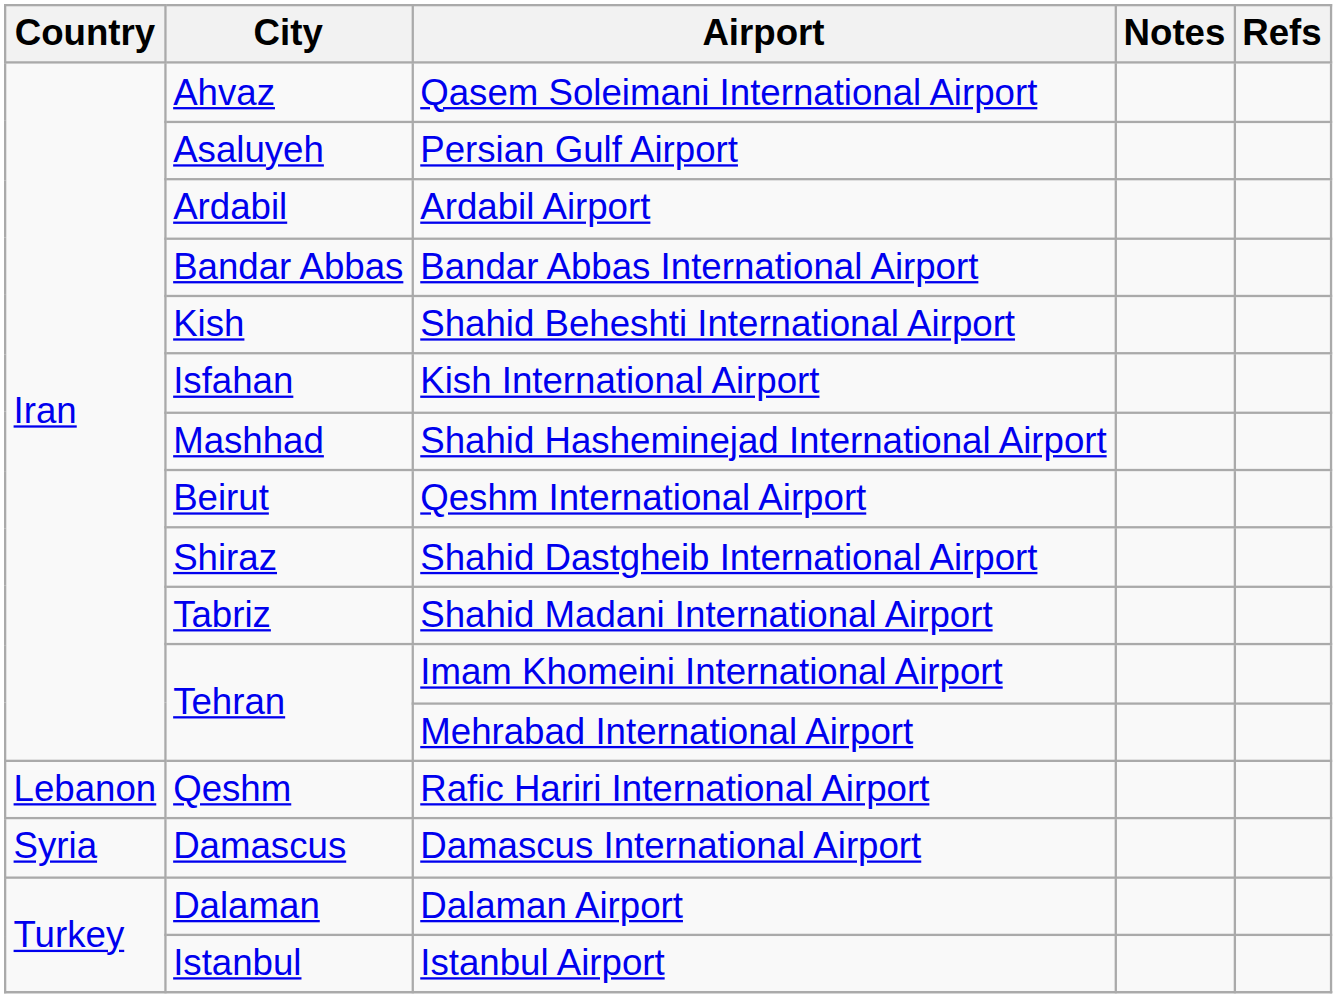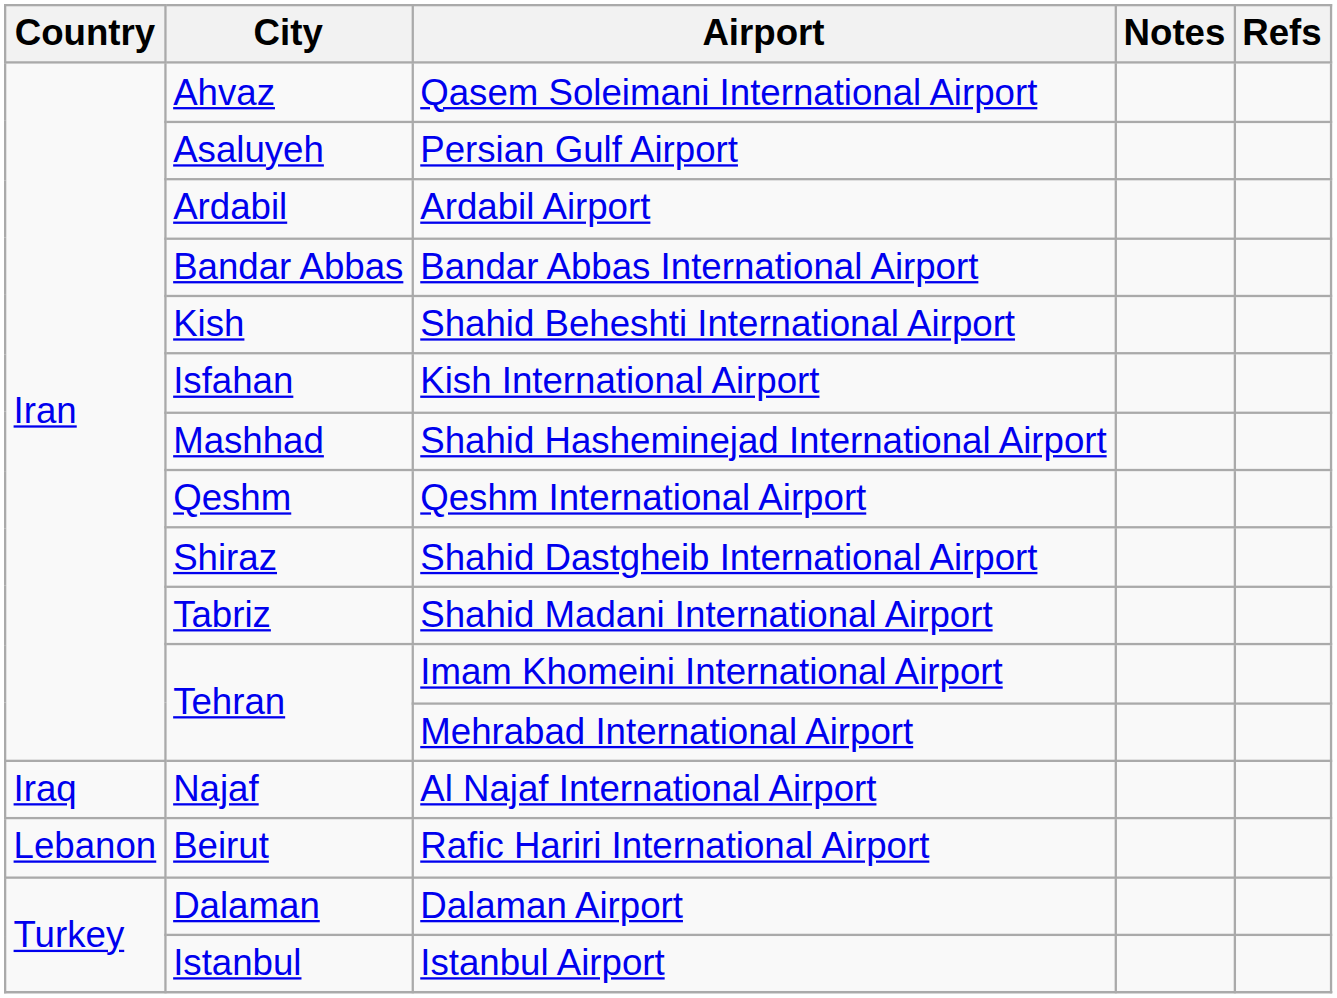(221, 498) Beirut -> (232, 498) Qeshm
+ row: (648, 788)
(232, 788) Qeshm -> (221, 847) Beirut
- row: (671, 847)
